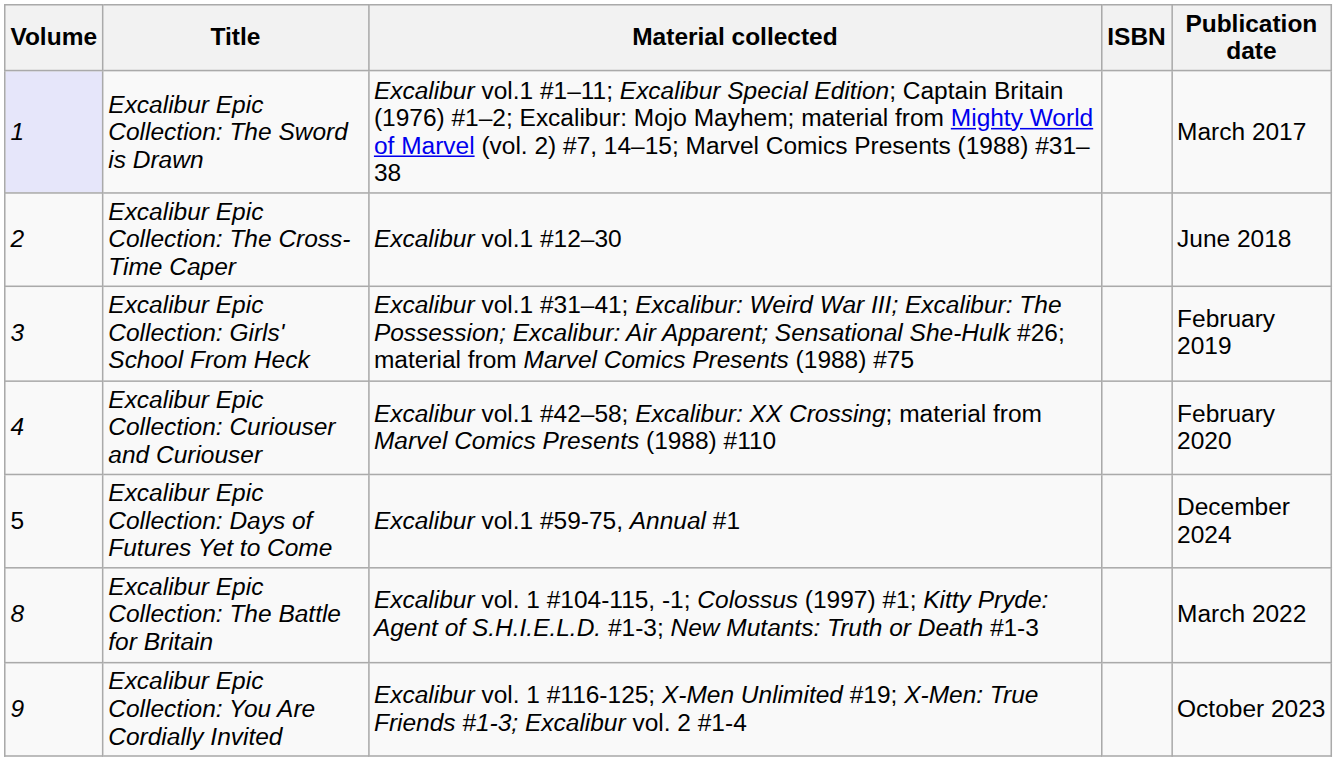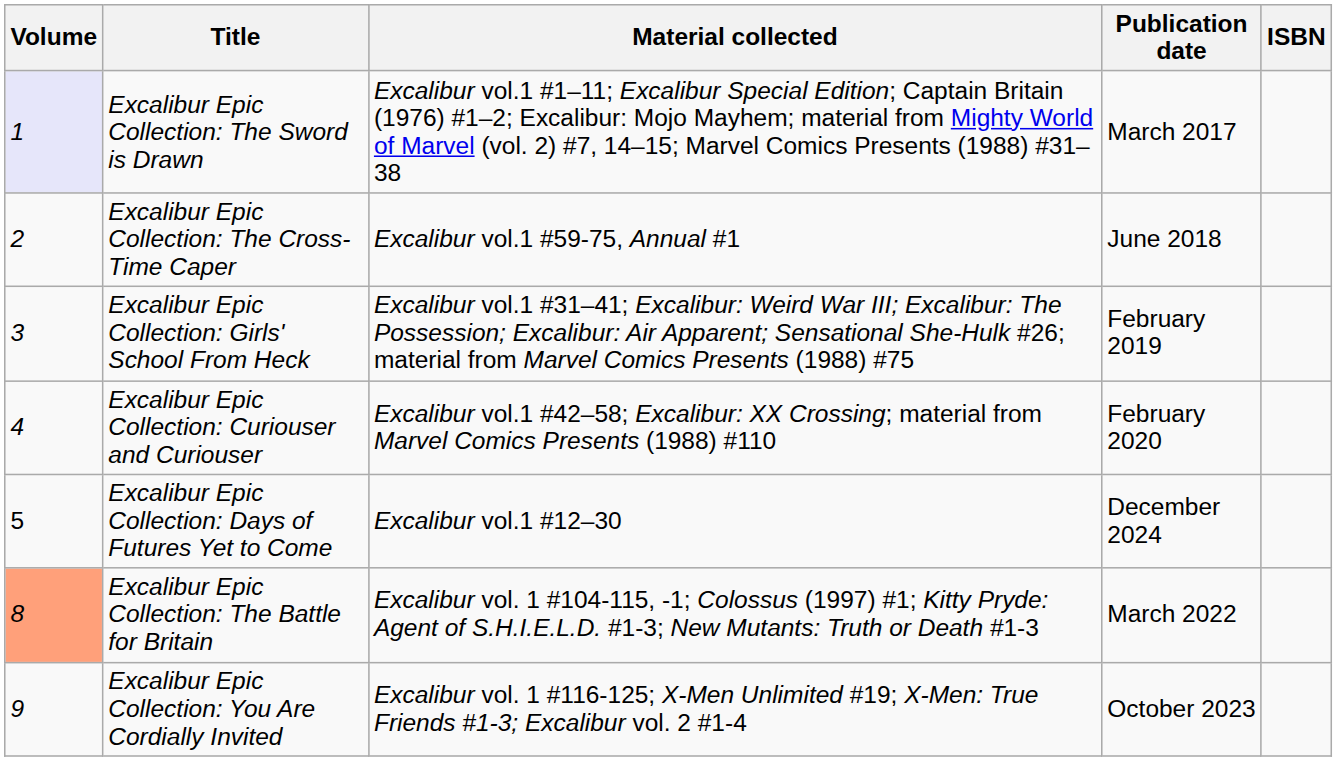columns swapped: (1251, 37) <-> (1137, 37)
(498, 239) Excalibur vol.1 #12–30 -> (557, 239) Excalibur vol.1 #59-75, Annual #1
(557, 520) Excalibur vol.1 #59-75, Annual #1 -> (498, 520) Excalibur vol.1 #12–30
(17, 614) no background -> (17, 614) lightsalmon background
